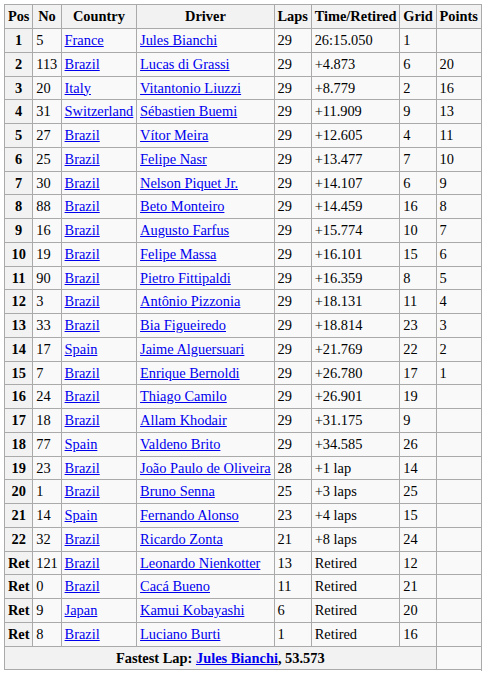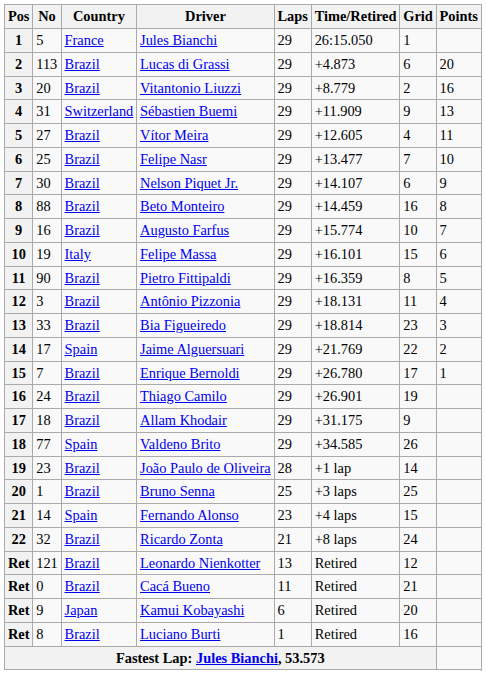(78, 88) Italy -> (82, 88) Brazil
(82, 254) Brazil -> (78, 254) Italy
